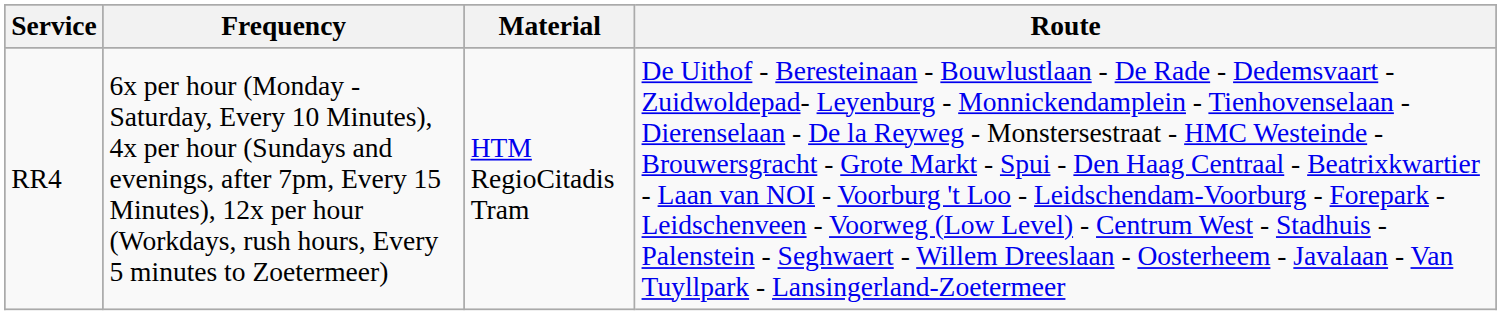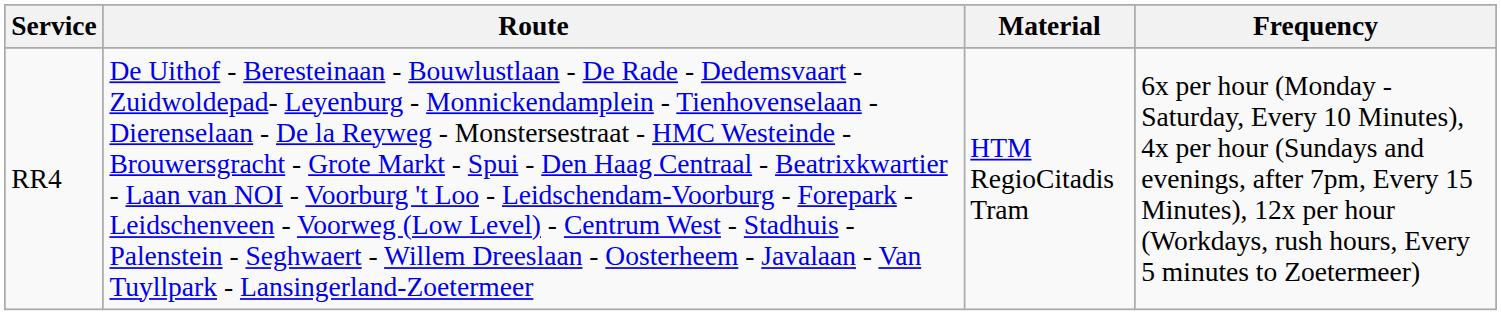columns swapped: (1066, 26) <-> (284, 26)
